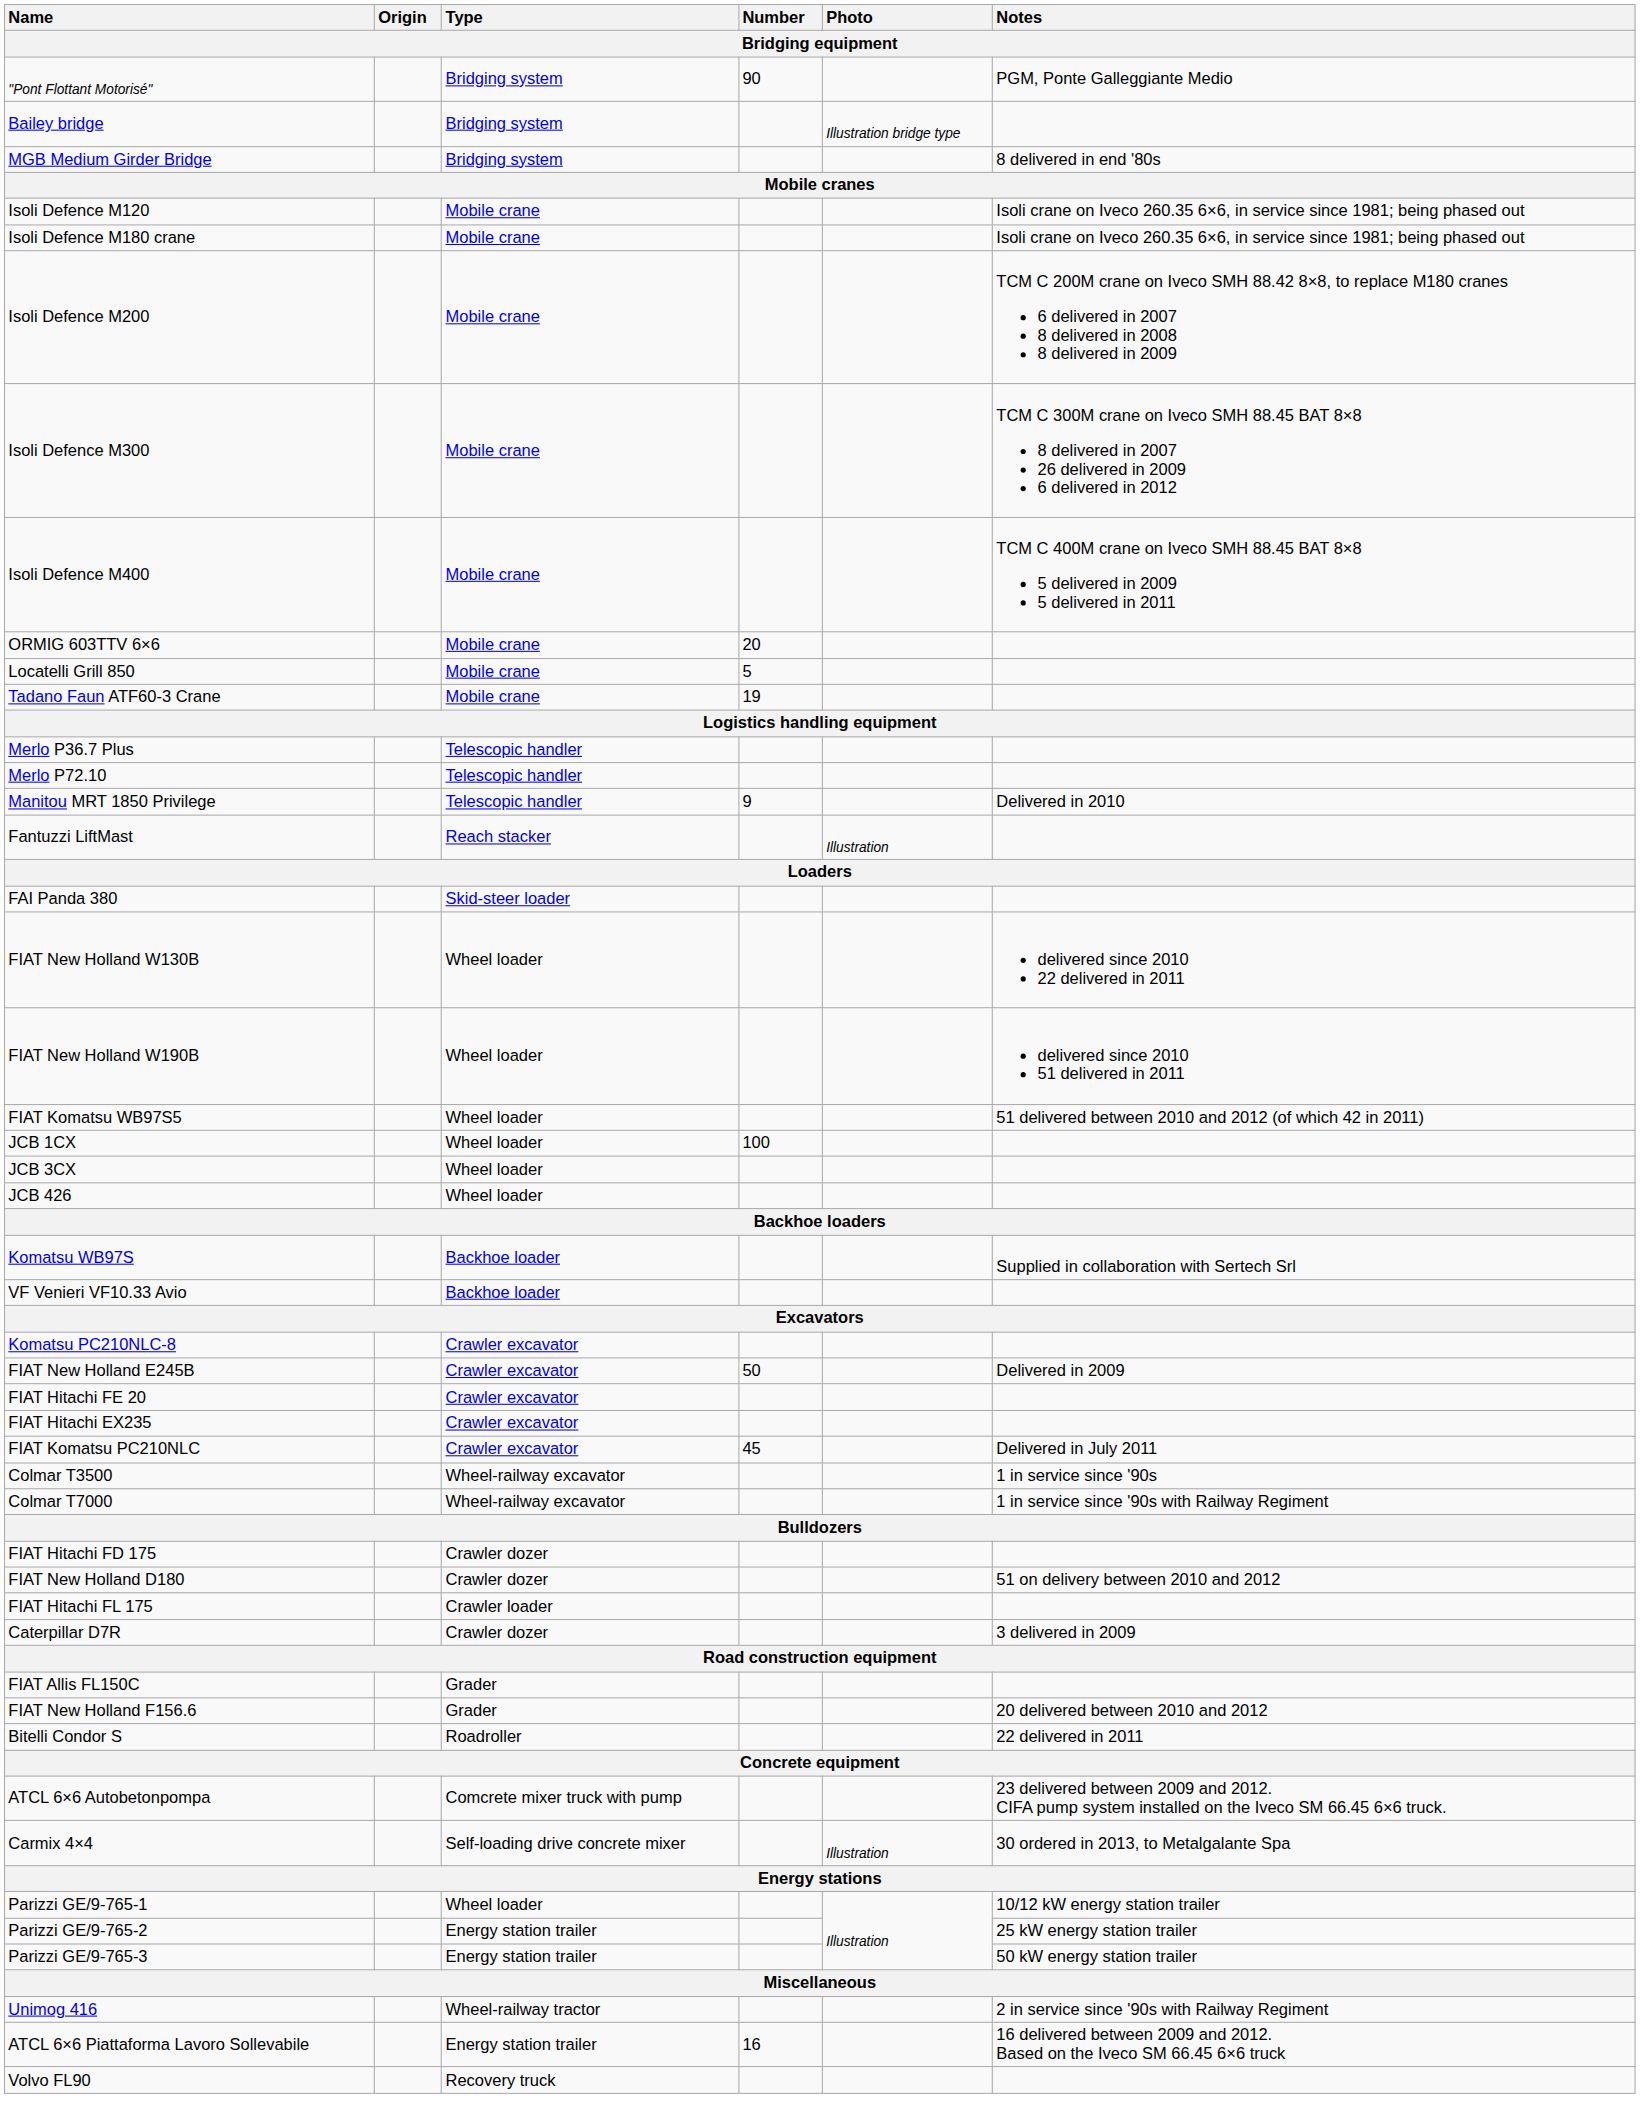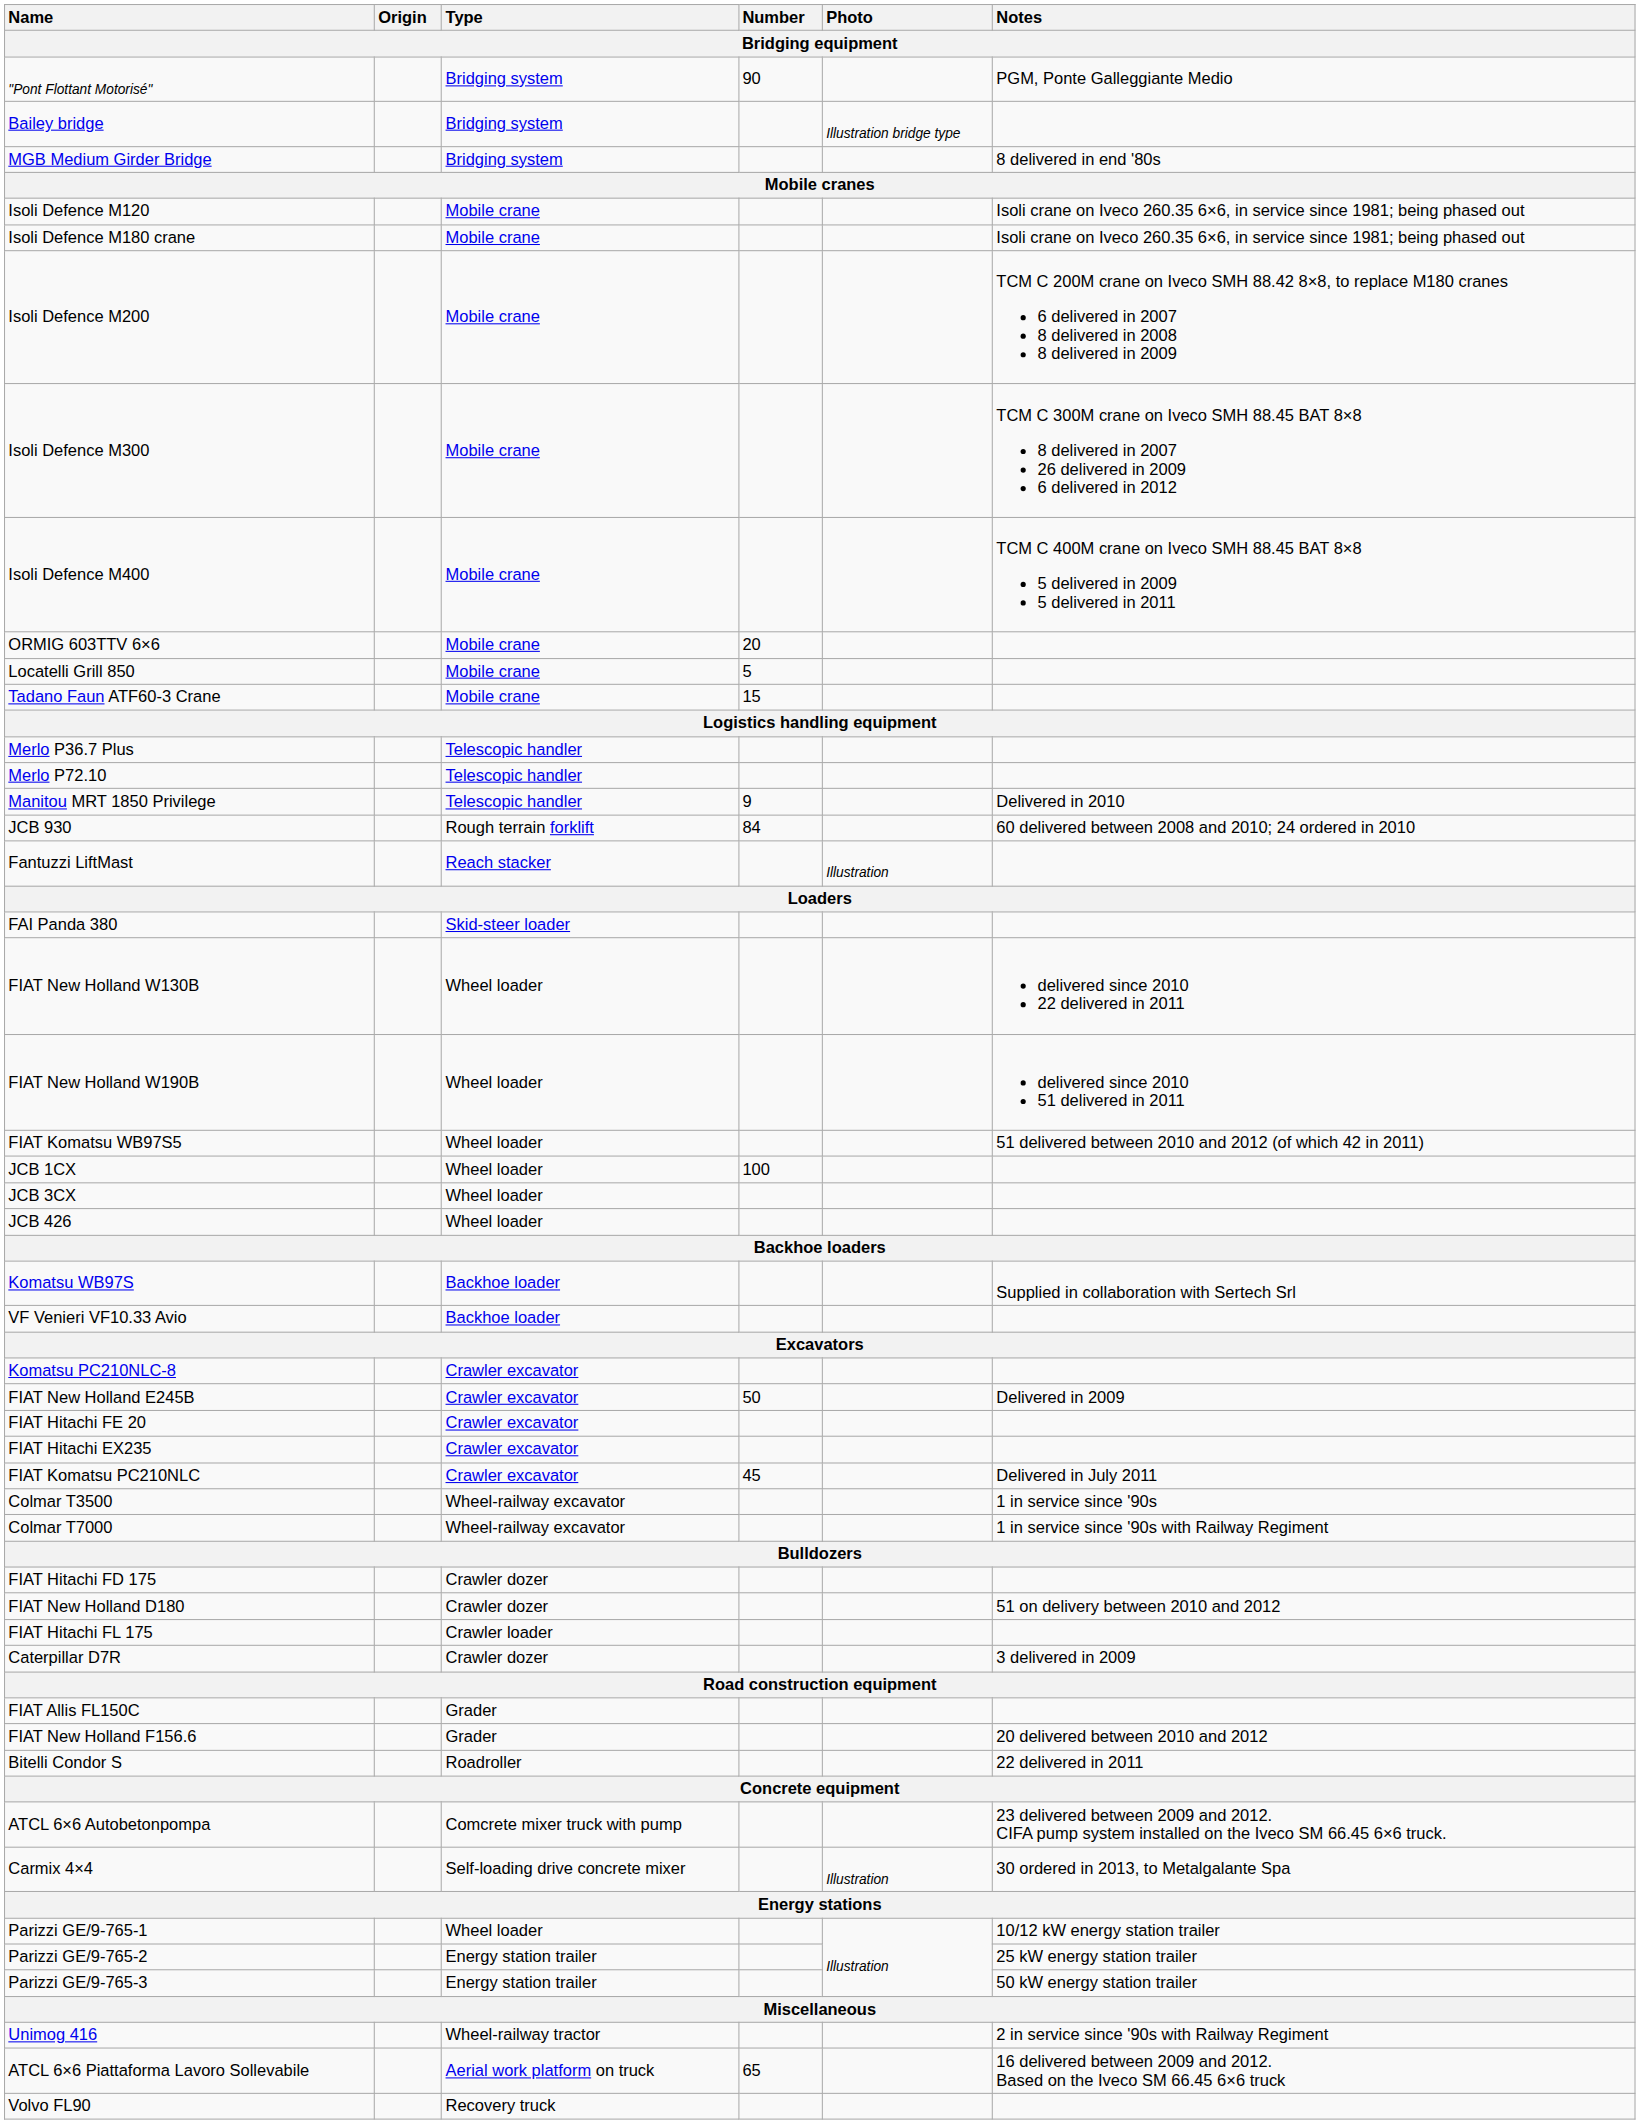(752, 697) 19 -> (752, 697) 15
+ row: (40, 827)
(521, 2044) Energy station trailer -> (550, 2070) Aerial work platform on truck
(752, 2044) 16 -> (752, 2070) 65
